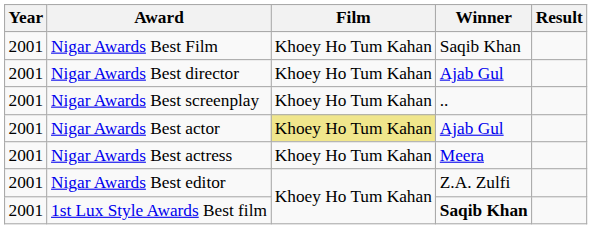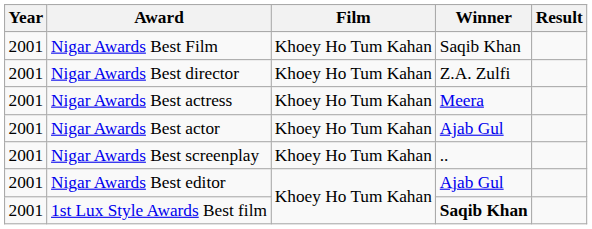(472, 73) Ajab Gul -> (475, 73) Z.A. Zulfi
rows swapped: (155, 100) <-> (142, 155)
(353, 127) khaki background -> (353, 127) no background
(475, 182) Z.A. Zulfi -> (472, 182) Ajab Gul
